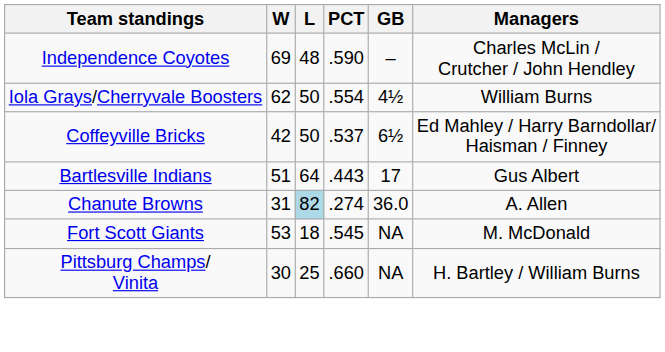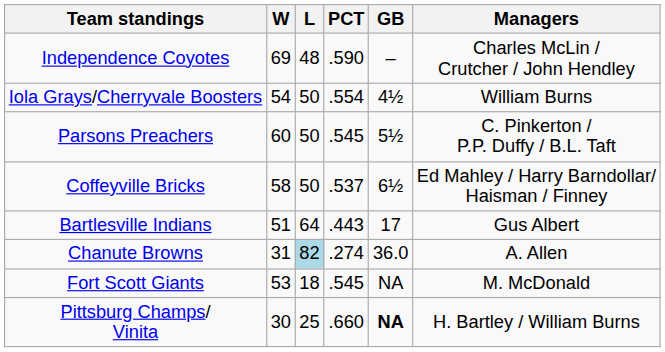(281, 97) 62 -> (281, 97) 54
+ row: (135, 136)
(281, 136) 42 -> (281, 185) 58
(391, 272) normal -> (391, 322) bold
